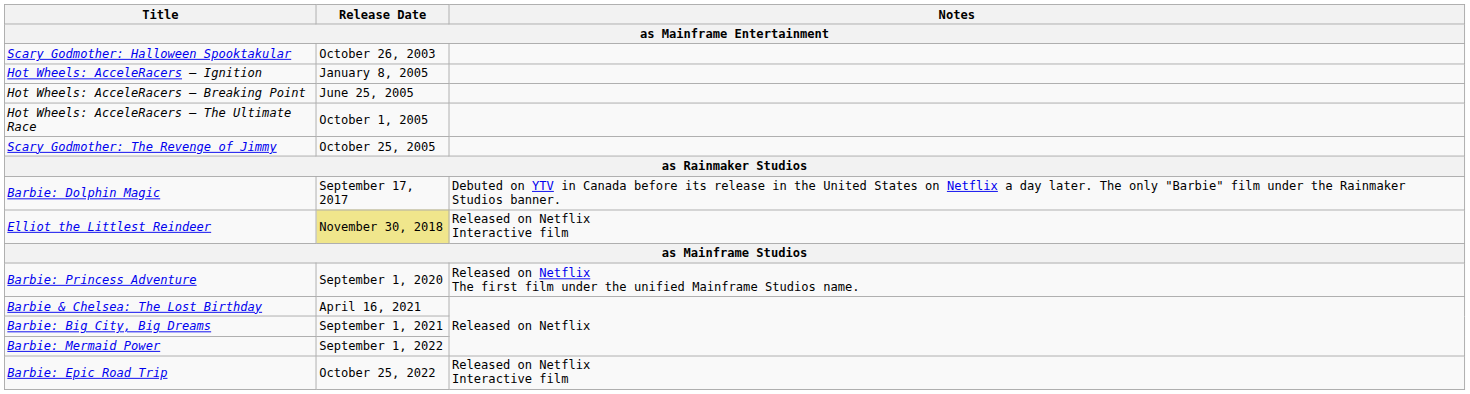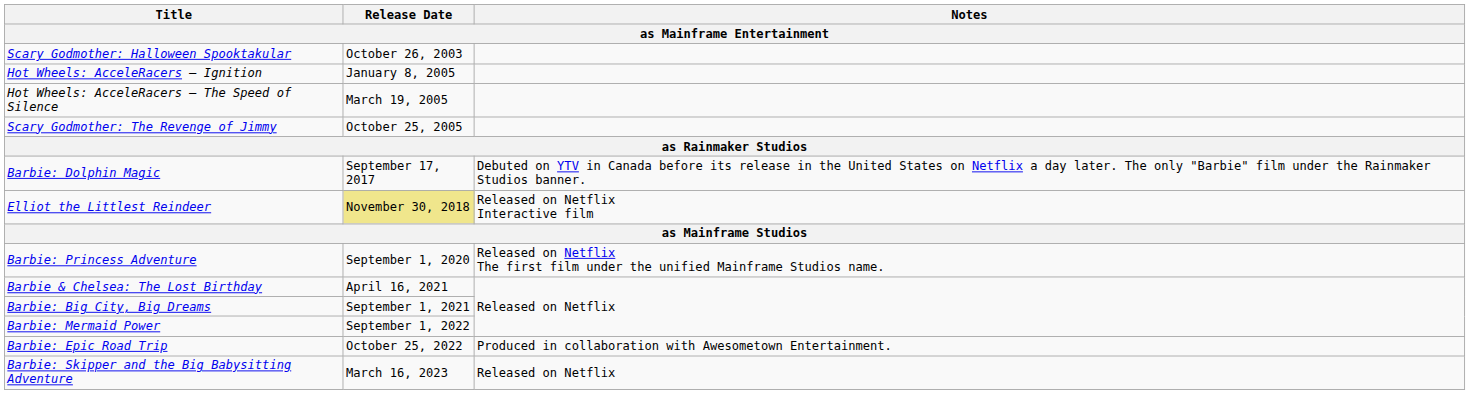+ row: (149, 100)
- row: (157, 93)
- row: (149, 120)
(521, 373) Released on Netflix Interactive film -> (684, 346) Produced in collaboration with Awesometown Entertainment.
+ row: (149, 373)
